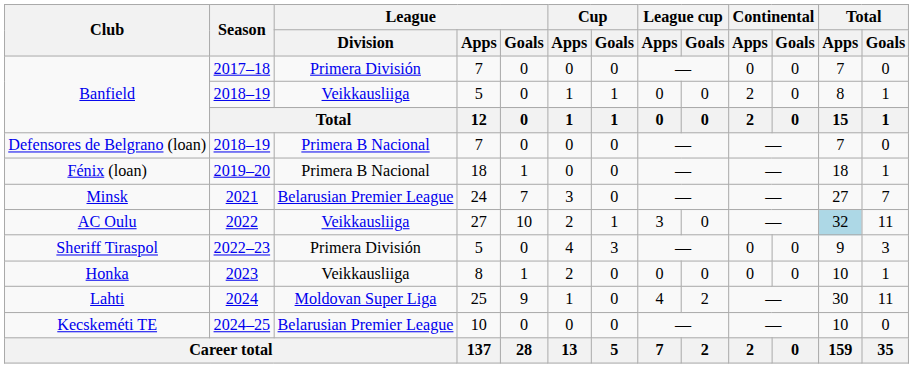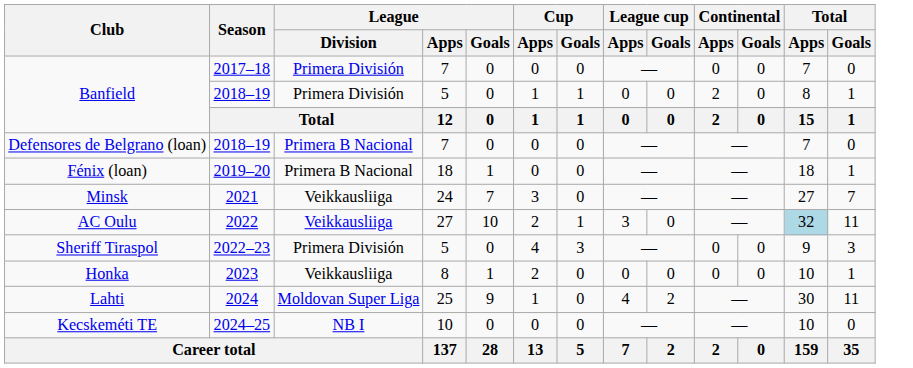(366, 94) Veikkausliiga -> (348, 94) Primera División
(366, 196) Belarusian Premier League -> (348, 196) Veikkausliiga
(366, 324) Belarusian Premier League -> (348, 324) NB I
